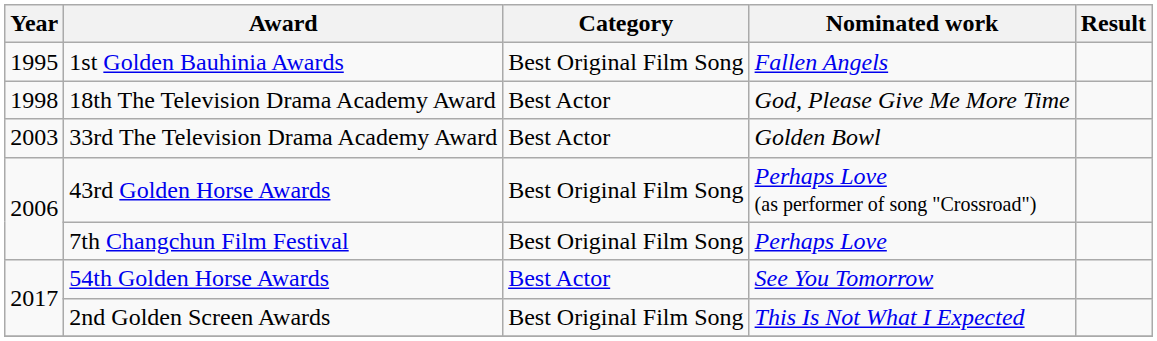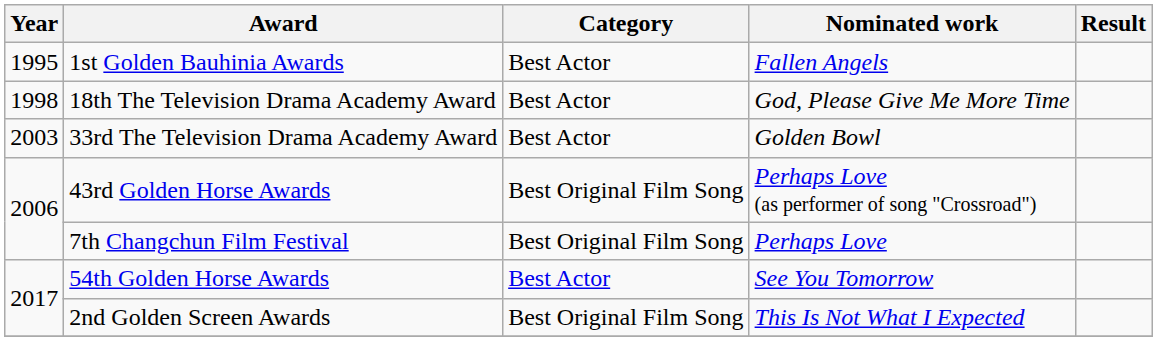(626, 61) Best Original Film Song -> (559, 61) Best Actor
